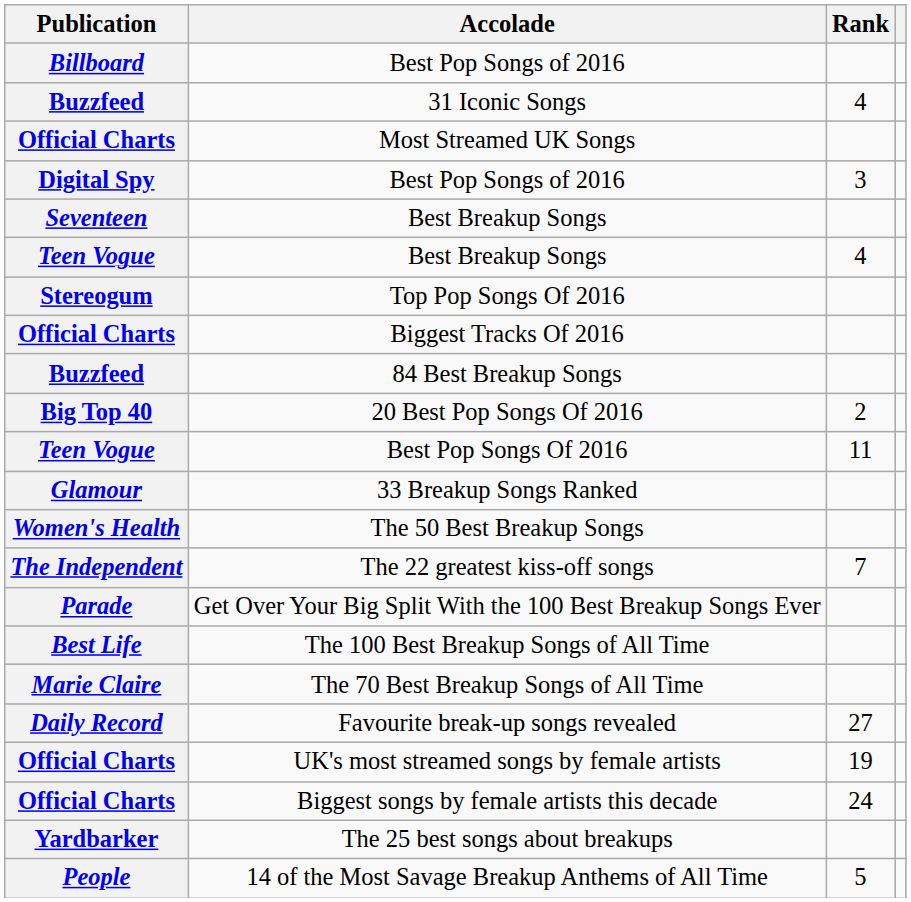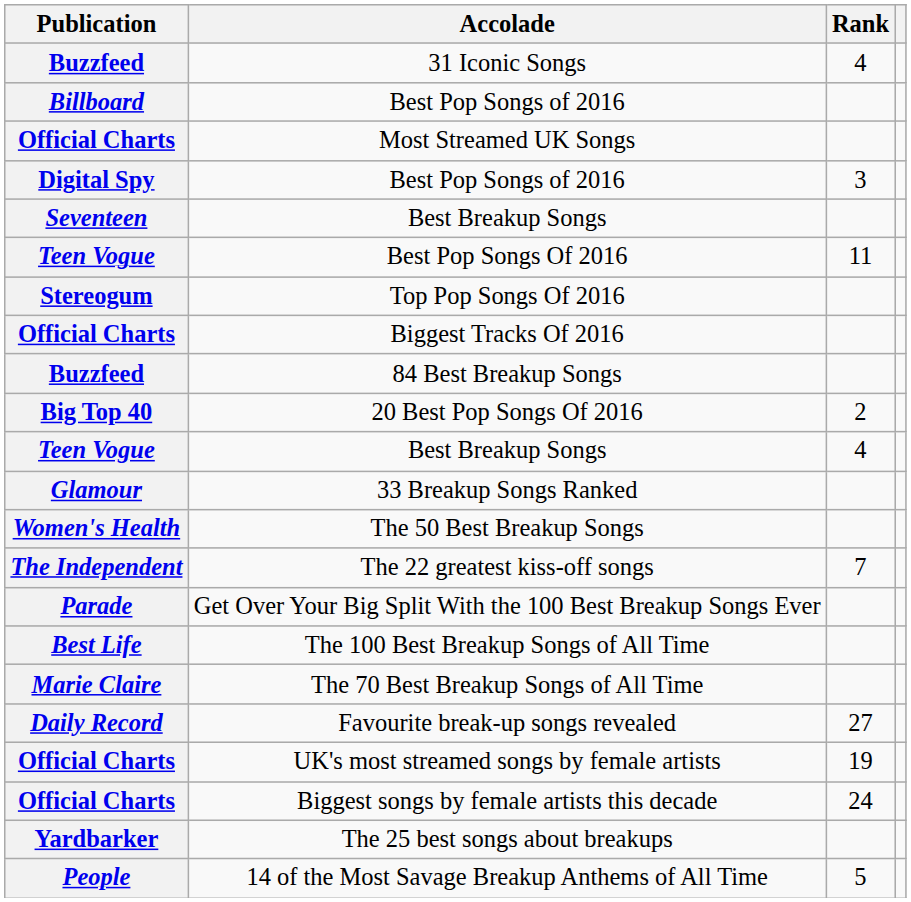rows swapped: (96, 62) <-> (96, 101)
rows swapped: (96, 256) <-> (96, 450)
